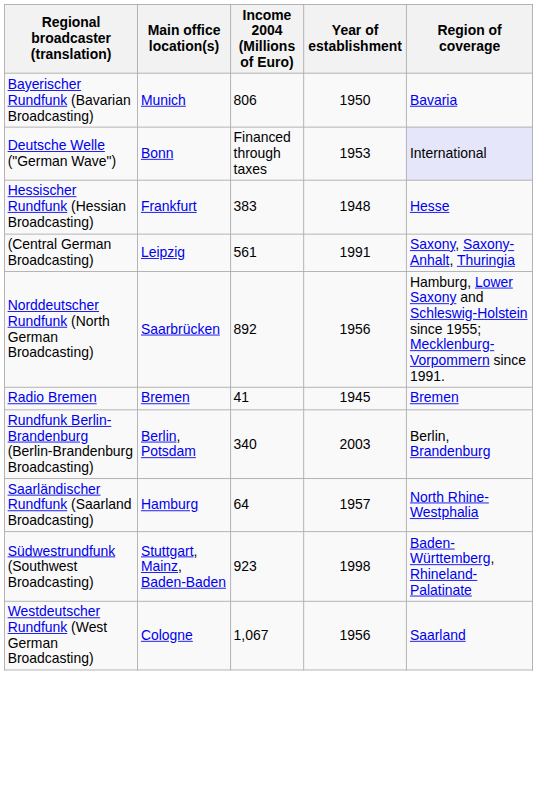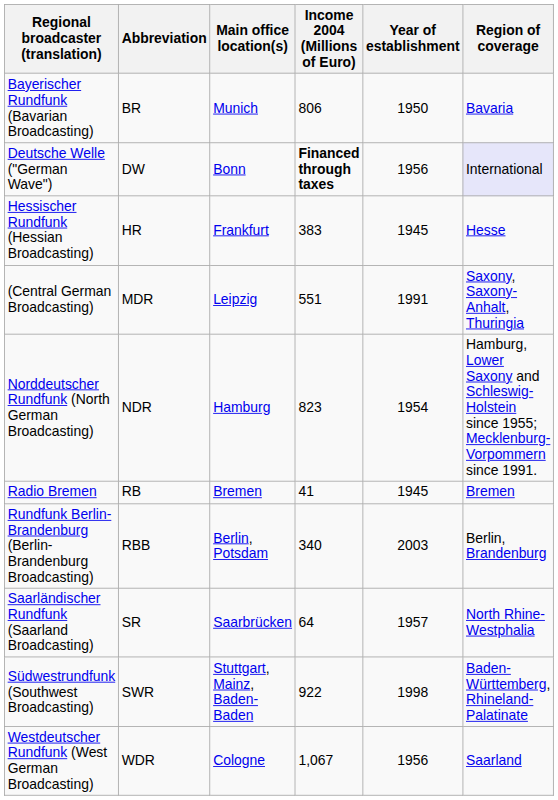+ column: (164, 39)
(262, 153) normal -> (329, 169) bold
(355, 153) 1953 -> (413, 169) 1956
(355, 207) 1948 -> (413, 230) 1945
(245, 252) 561 -> (310, 299) 551
(180, 329) Saarbrücken -> (242, 407) Hamburg
(245, 329) 892 -> (310, 407) 823
(355, 329) 1956 -> (413, 407) 1954
(170, 505) Hamburg -> (253, 622) Saarbrücken
(245, 566) 923 -> (310, 691) 922
